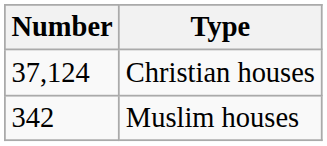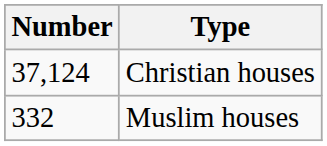(33, 117) 342 -> (33, 117) 332
